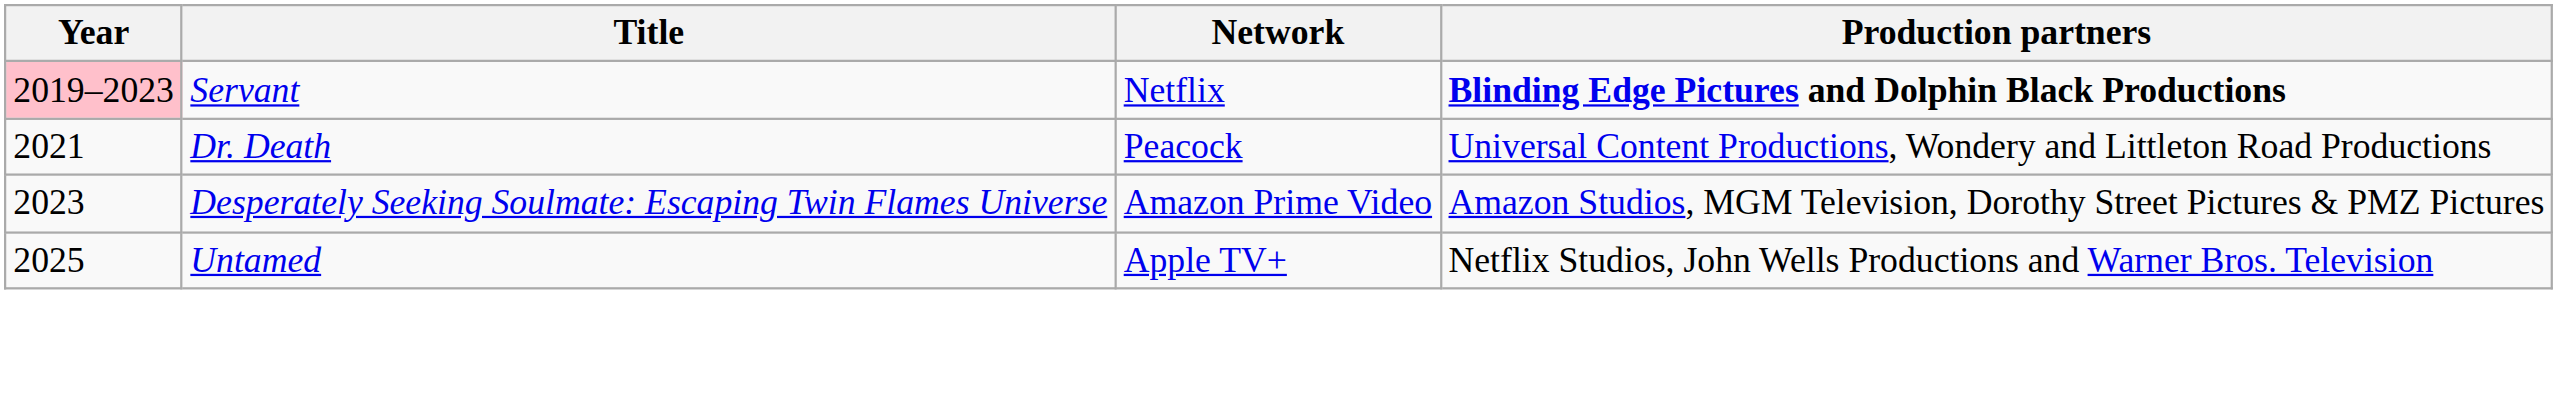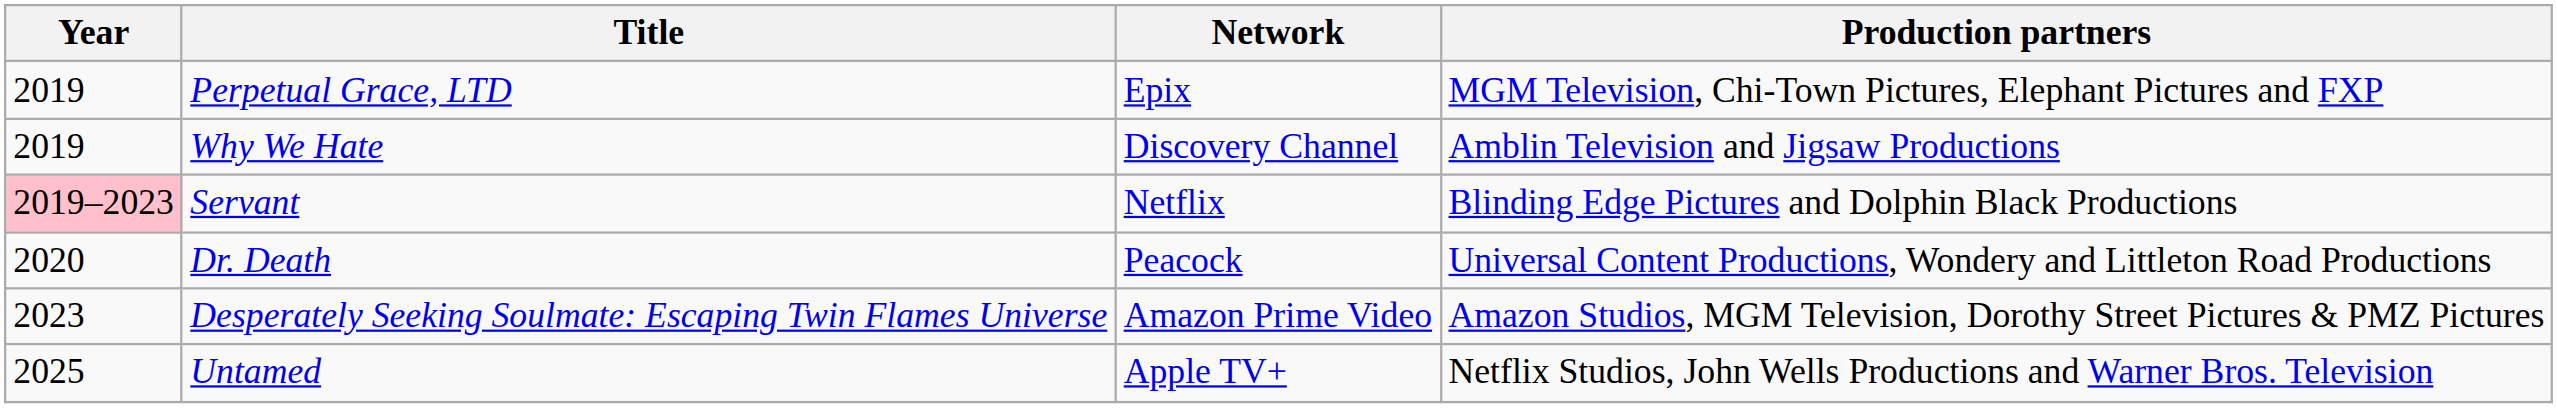+ row: (351, 89)
+ row: (287, 145)
(1867, 89) bold -> (1843, 202) normal
(49, 145) 2021 -> (49, 259) 2020
